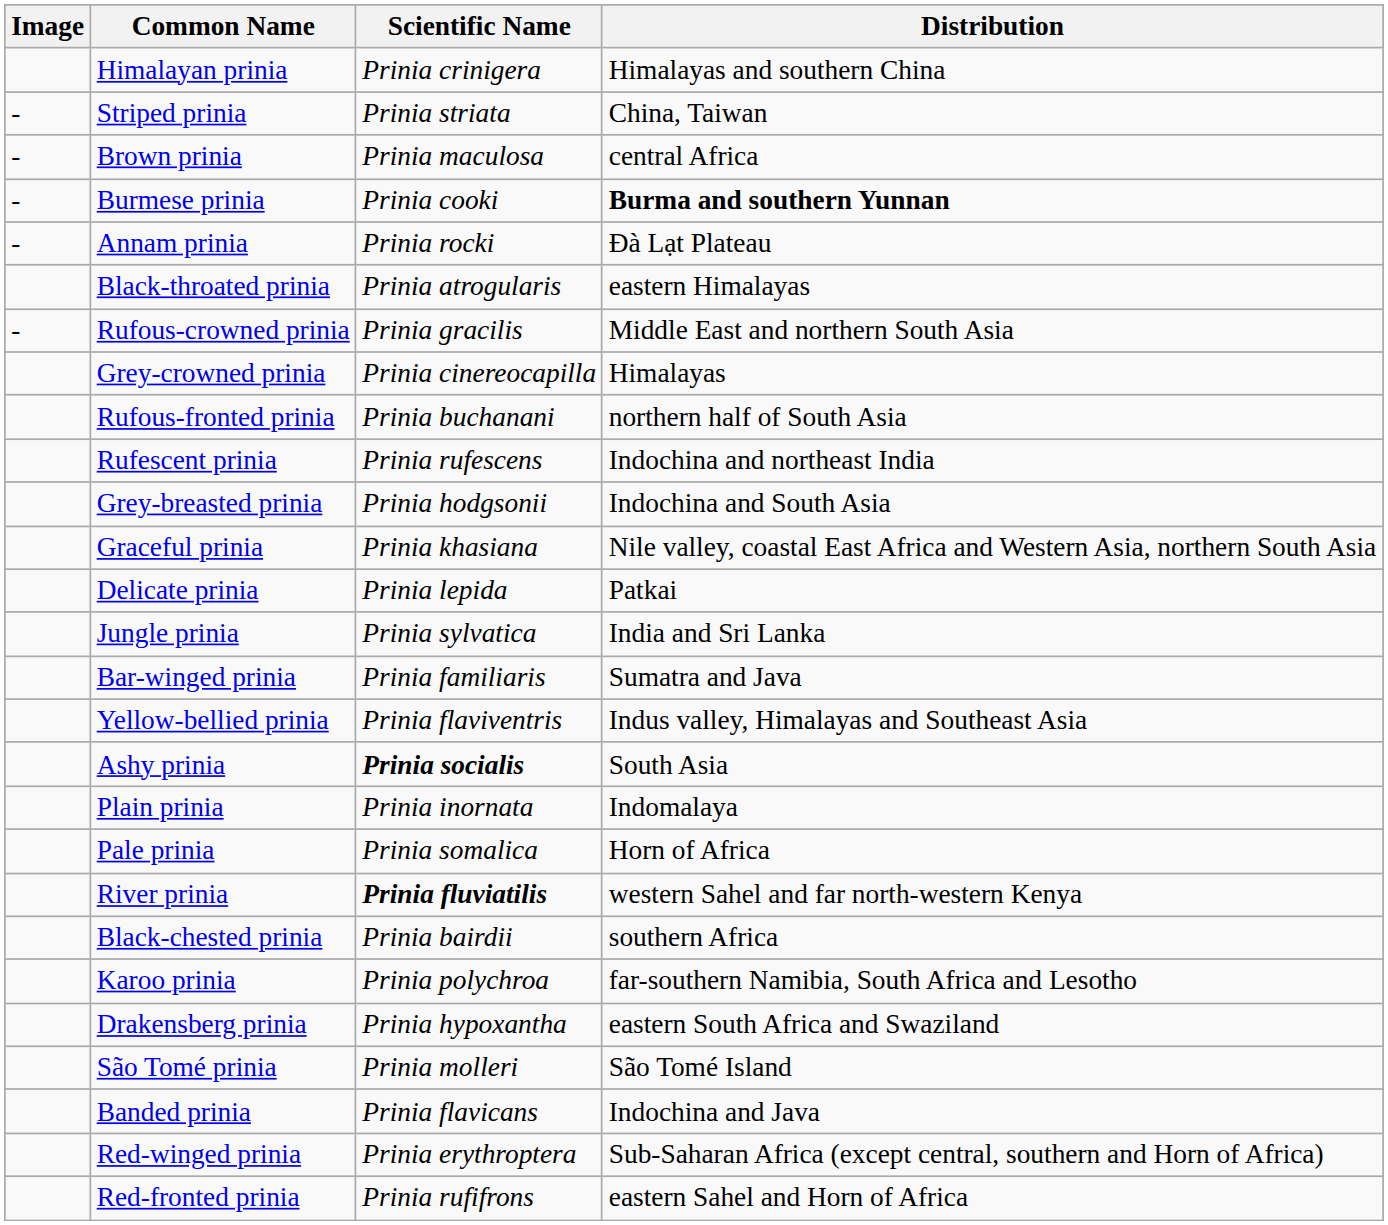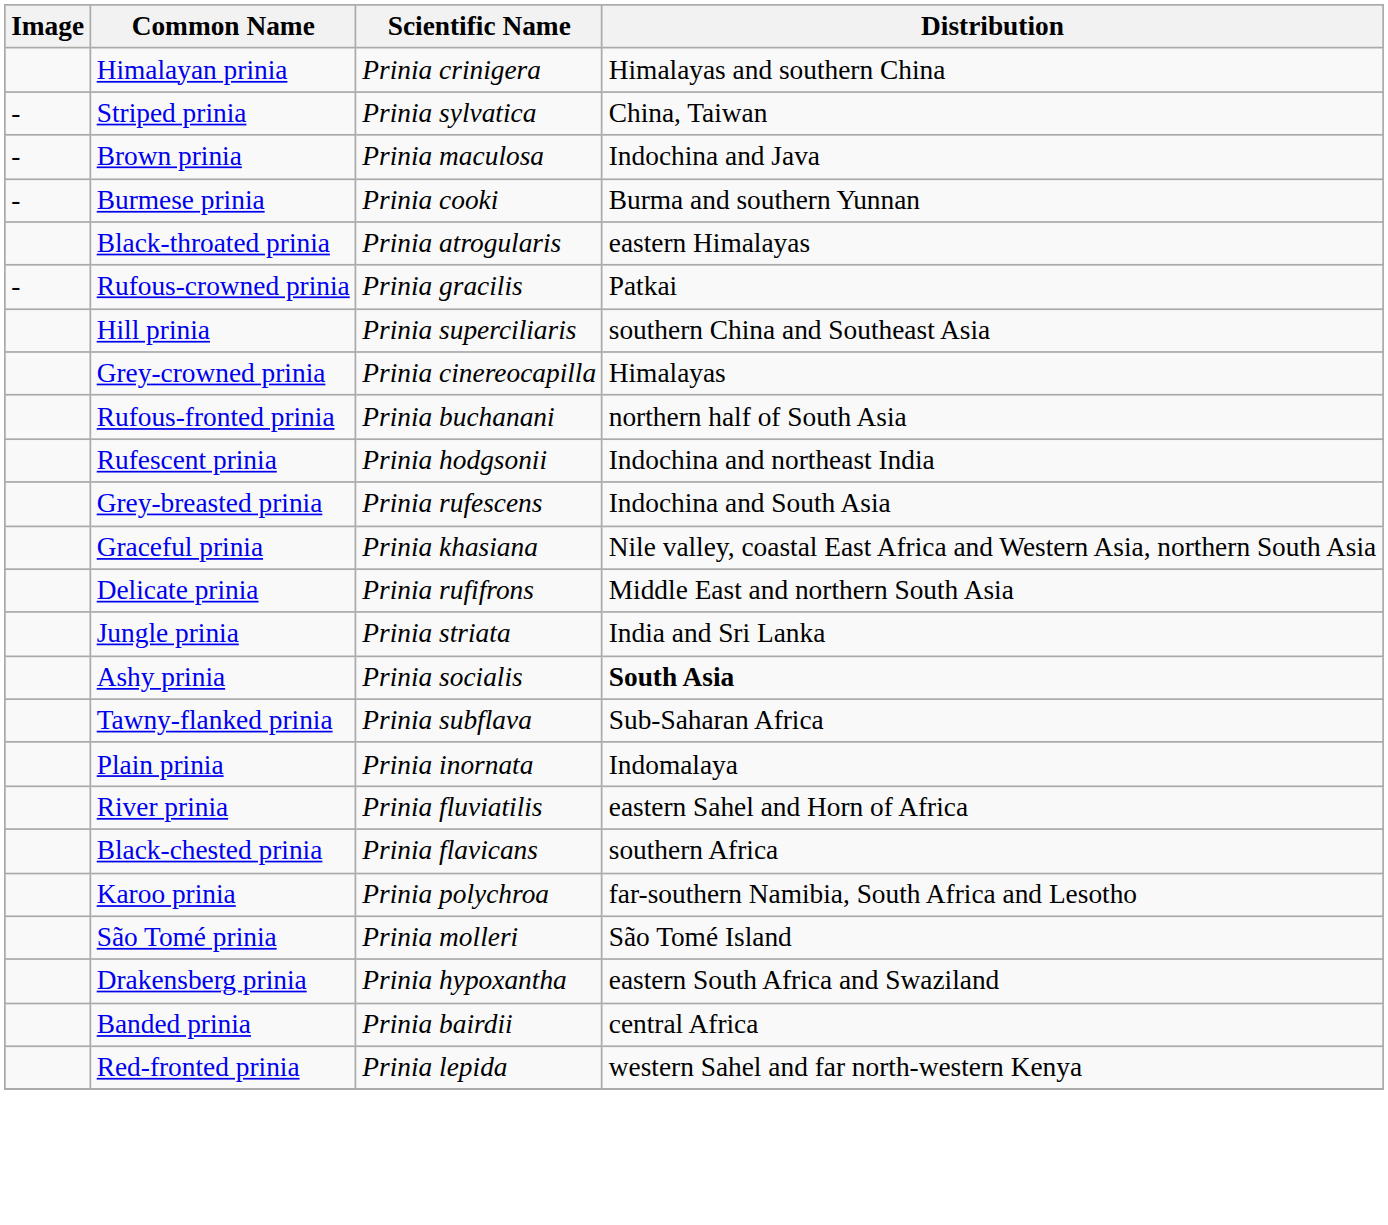(436, 112) Prinia striata -> (449, 112) Prinia sylvatica
(684, 156) central Africa -> (714, 156) Indochina and Java
(779, 199) bold -> (764, 199) normal
- row: (172, 243)
(811, 329) Middle East and northern South Asia -> (643, 286) Patkai
+ row: (153, 329)
(452, 460) Prinia rufescens -> (455, 460) Prinia hodgsonii
(455, 503) Prinia hodgsonii -> (452, 503) Prinia rufescens
(435, 590) Prinia lepida -> (448, 590) Prinia rufifrons
(643, 590) Patkai -> (811, 590) Middle East and northern South Asia
(449, 633) Prinia sylvatica -> (436, 633) Prinia striata
- row: (196, 677)
- row: (213, 720)
(443, 763) bold -> (443, 677) normal
(668, 763) normal -> (671, 677) bold
+ row: (215, 720)
- row: (156, 850)
(455, 894) bold -> (452, 807) normal
(845, 894) western Sahel and far north-western Kenya -> (788, 807) eastern Sahel and Horn of Africa
(437, 937) Prinia bairdii -> (450, 850) Prinia flavicans
rows swapped: (202, 1024) <-> (187, 1067)
(450, 1110) Prinia flavicans -> (437, 1024) Prinia bairdii
(714, 1110) Indochina and Java -> (684, 1024) central Africa
- row: (199, 1154)
(448, 1197) Prinia rufifrons -> (435, 1067) Prinia lepida
(788, 1197) eastern Sahel and Horn of Africa -> (845, 1067) western Sahel and far north-western Kenya
